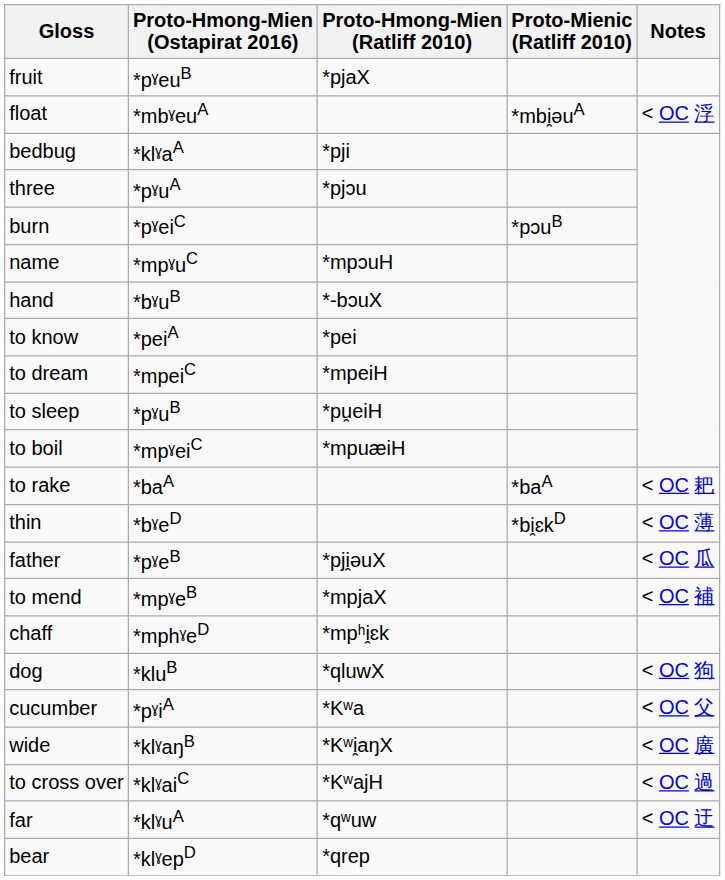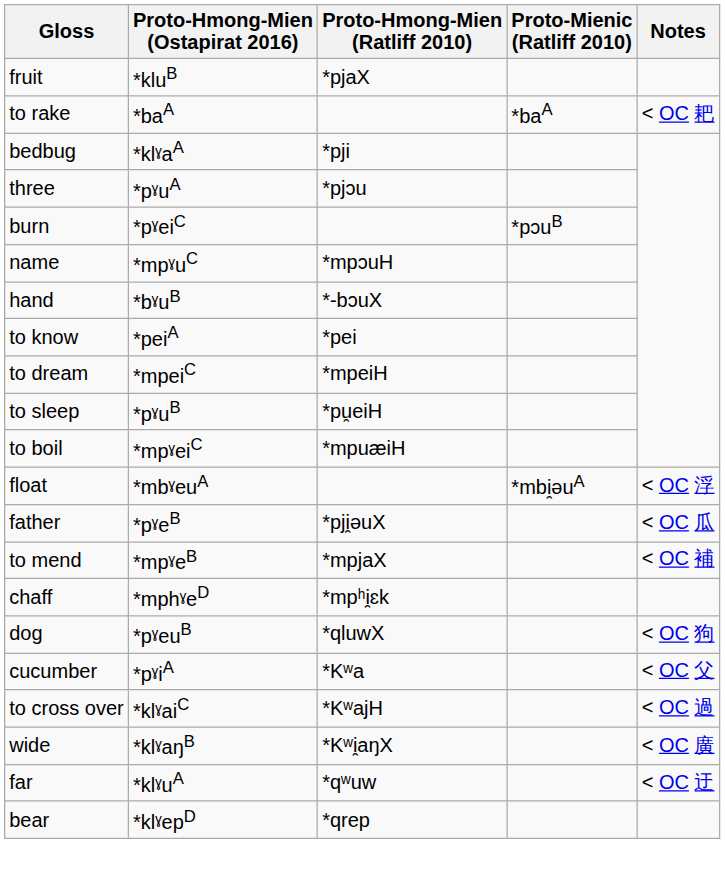(162, 77) *pˠeuB -> (155, 77) *kluB
rows swapped: (28, 114) <-> (40, 485)
- row: (25, 522)
(155, 671) *kluB -> (162, 634) *pˠeuB
rows swapped: (66, 782) <-> (30, 745)
